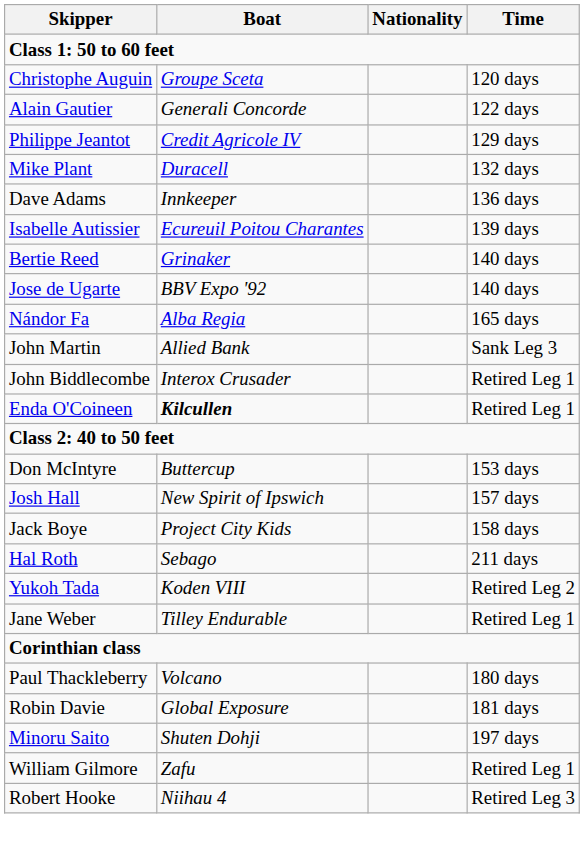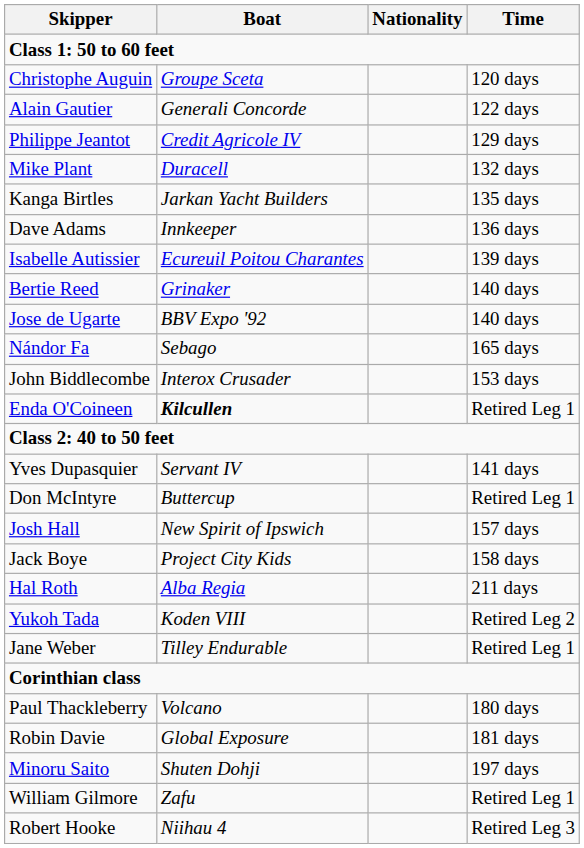+ row: (61, 199)
(203, 318) Alba Regia -> (189, 348) Sebago
- row: (55, 348)
(523, 378) Retired Leg 1 -> (505, 378) 153 days
+ row: (73, 468)
(505, 468) 153 days -> (523, 498) Retired Leg 1
(189, 558) Sebago -> (203, 588) Alba Regia
